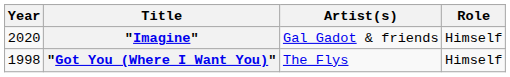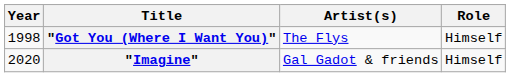rows swapped: (162, 60) <-> (162, 38)
